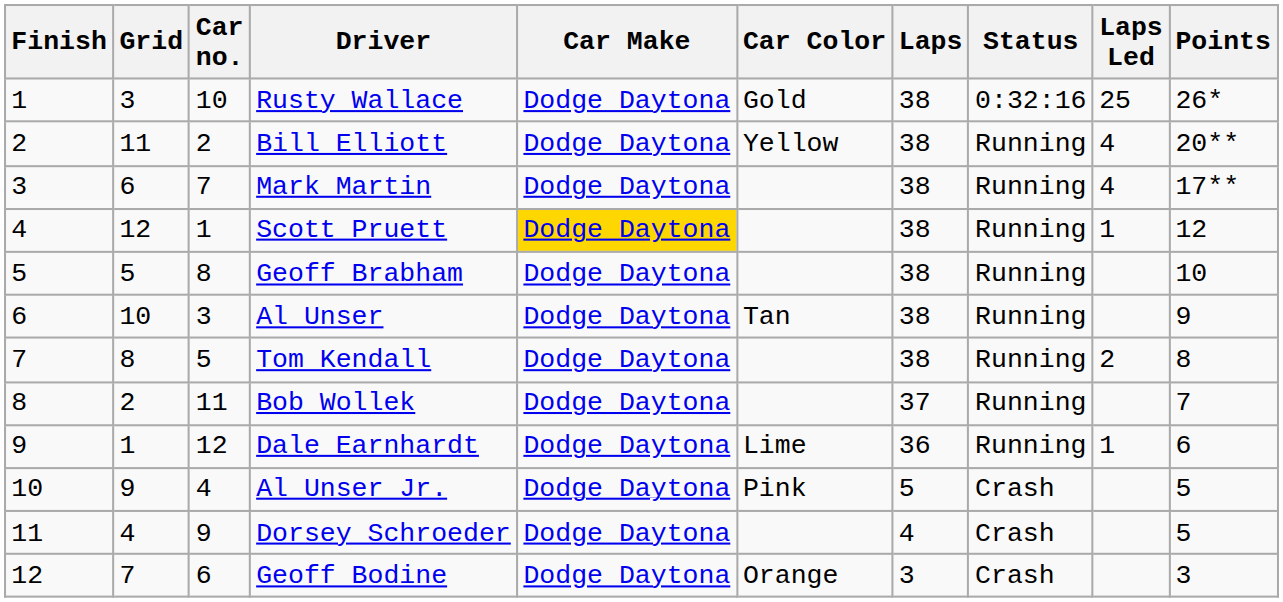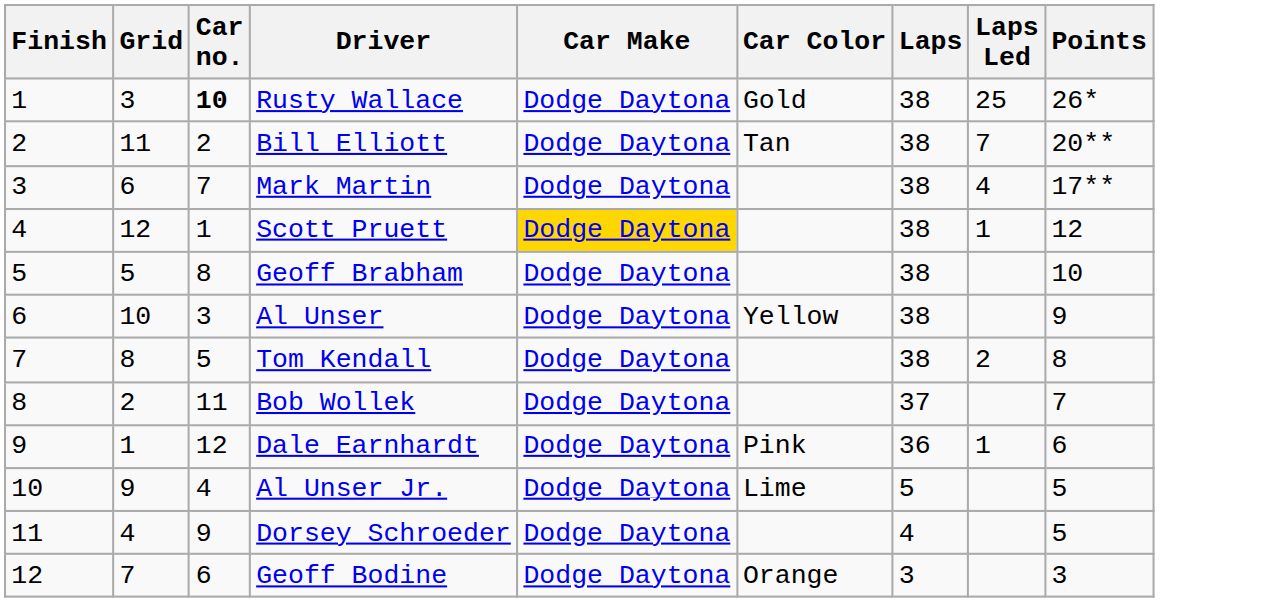- column: (1031, 42)
(212, 100) normal -> (212, 100) bold
(815, 144) Yellow -> (815, 144) Tan
(1107, 144) 4 -> (983, 144) 7
(815, 317) Tan -> (815, 317) Yellow
(815, 446) Lime -> (815, 446) Pink
(815, 489) Pink -> (815, 489) Lime
